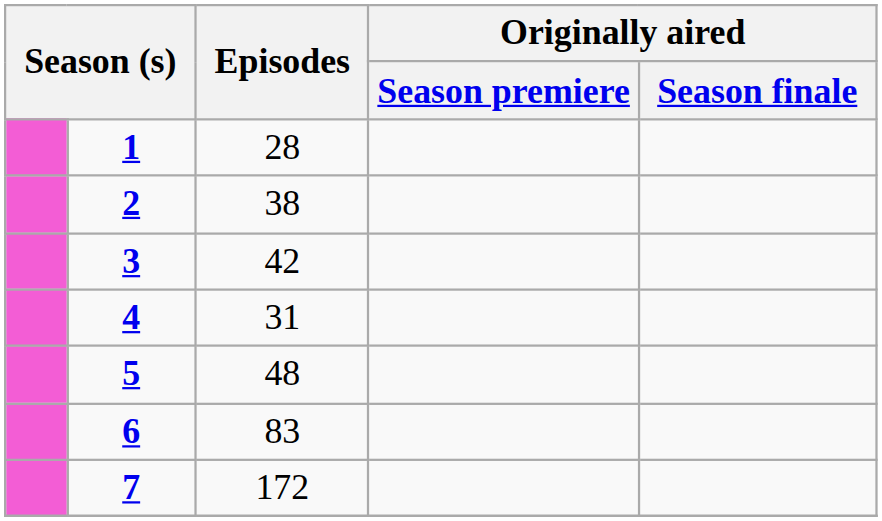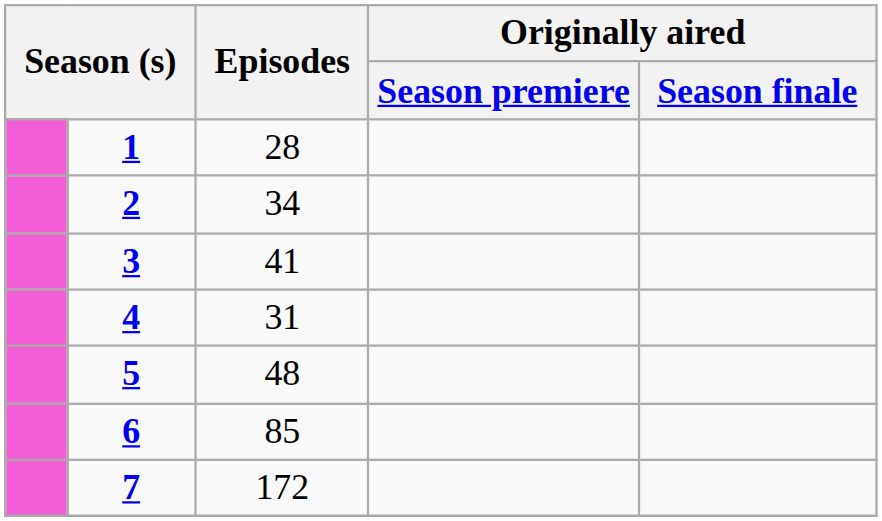(282, 203) 38 -> (282, 203) 34
(282, 260) 42 -> (282, 260) 41
(282, 430) 83 -> (282, 430) 85
